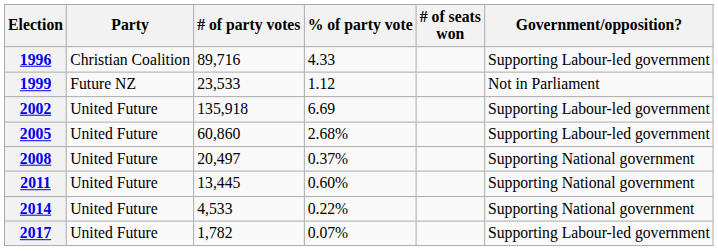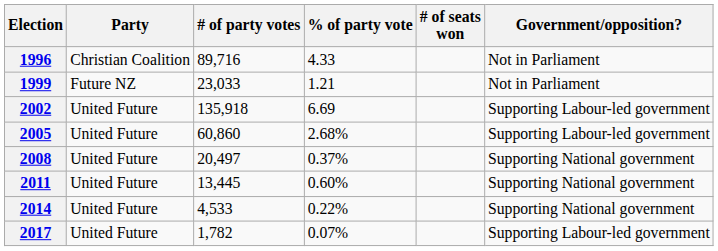(599, 59) Supporting Labour-led government -> (544, 59) Not in Parliament
(219, 84) 23,533 -> (219, 84) 23,033
(321, 84) 1.12 -> (321, 84) 1.21
